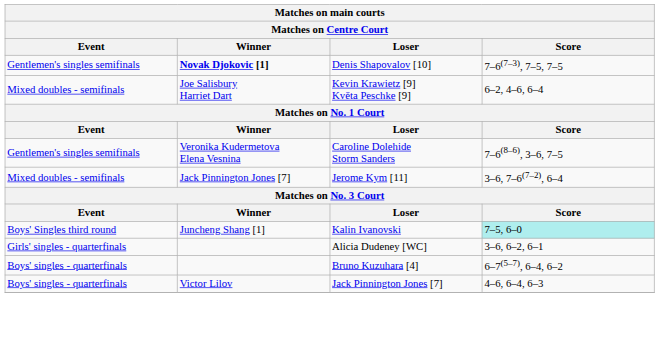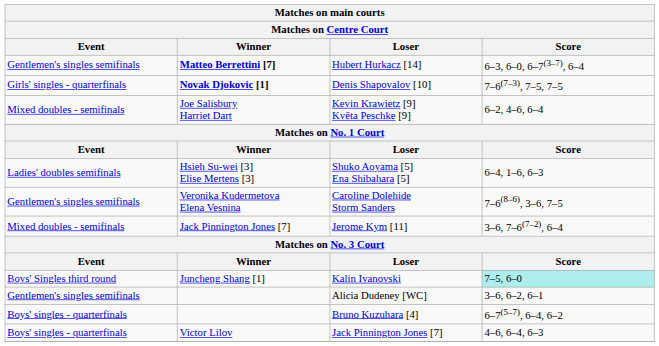+ row: (377, 65)
(73, 65) Gentlemen's singles semifinals -> (67, 85) Girls' singles - quarterfinals
+ row: (373, 172)
(67, 246) Girls' singles - quarterfinals -> (73, 295) Gentlemen's singles semifinals
